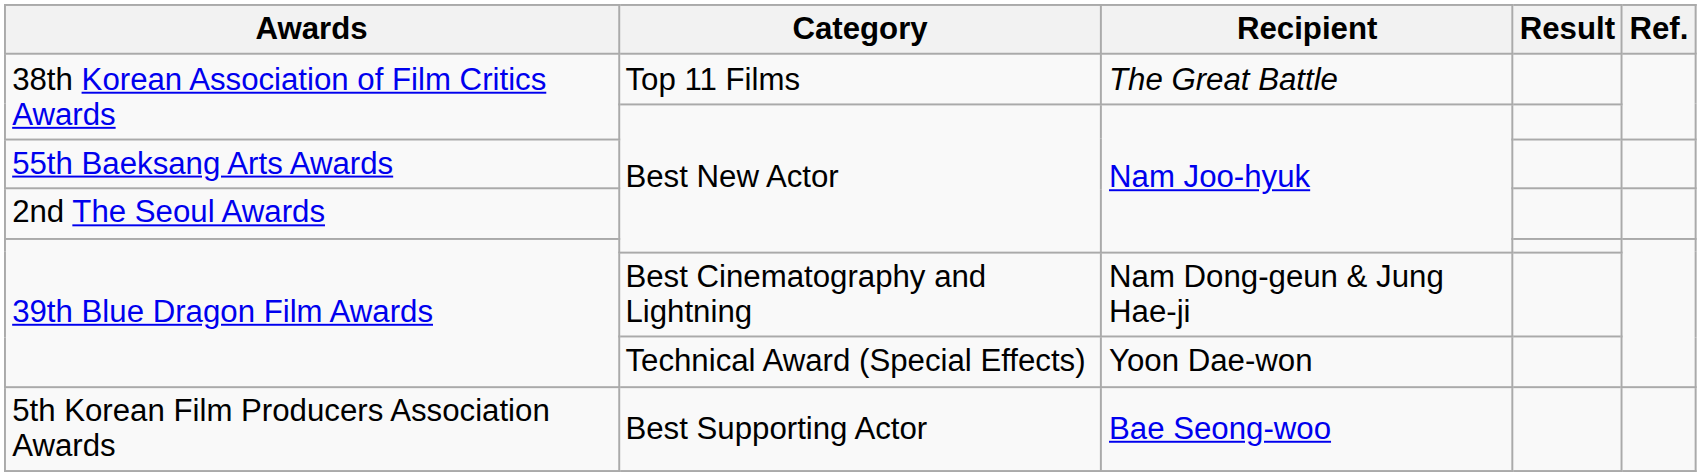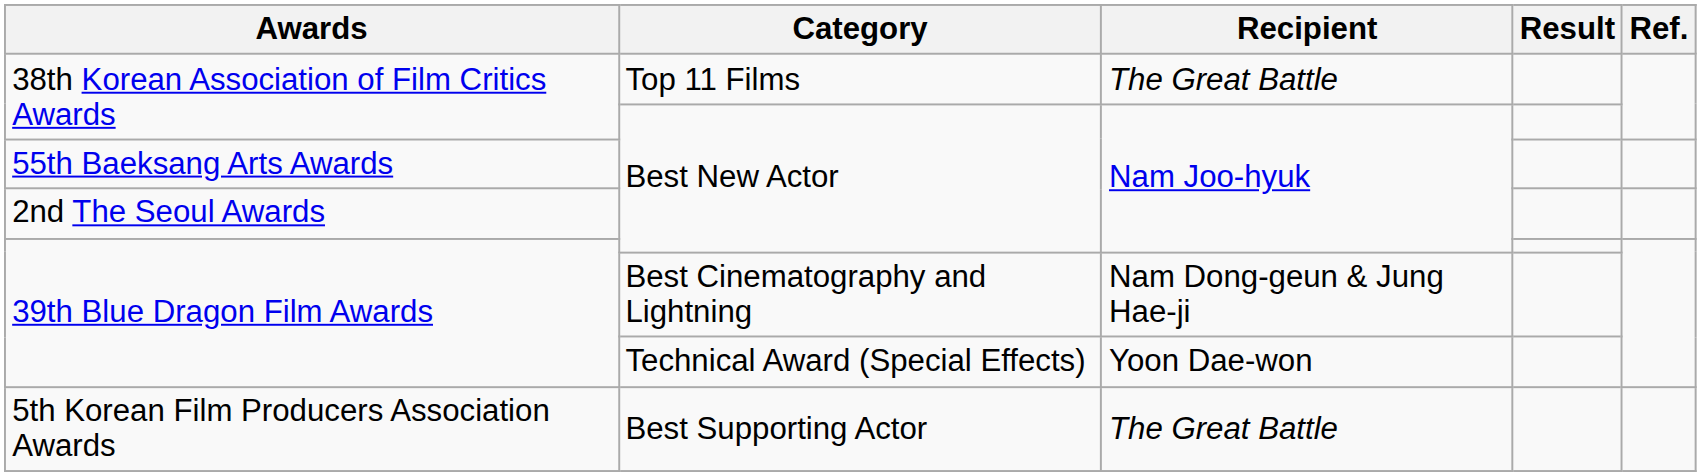(1220, 428) Bae Seong-woo -> (1223, 428) The Great Battle
